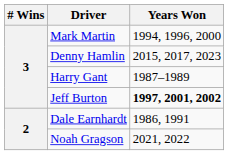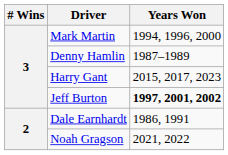(177, 56) 2015, 2017, 2023 -> (161, 56) 1987–1989
(161, 77) 1987–1989 -> (177, 77) 2015, 2017, 2023
